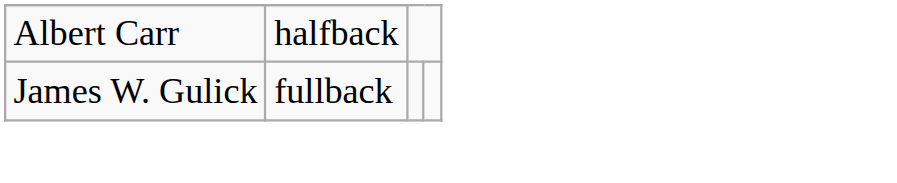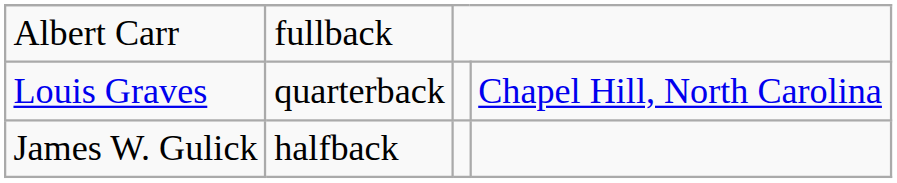(336, 33) halfback -> (333, 33) fullback
+ row: (110, 90)
(333, 90) fullback -> (336, 147) halfback
